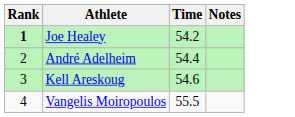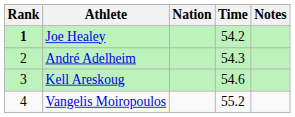+ column: (192, 15)
(187, 58) 54.4 -> (233, 58) 54.3
(187, 101) 55.5 -> (233, 101) 55.2
